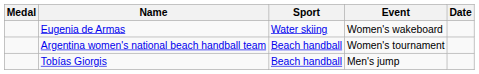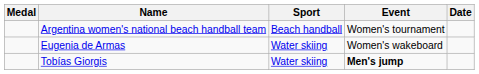rows swapped: (83, 29) <-> (153, 45)
(307, 62) Beach handball -> (299, 62) Water skiing
(373, 62) normal -> (375, 62) bold
